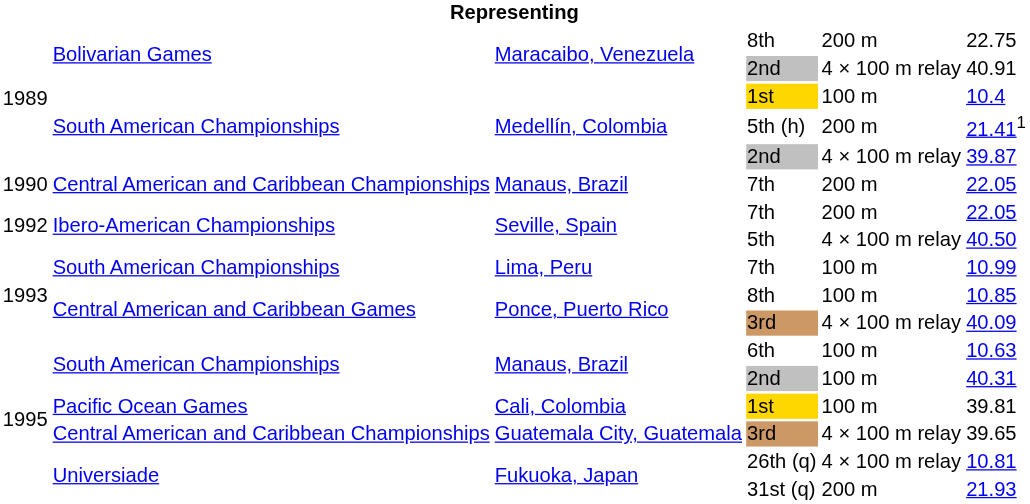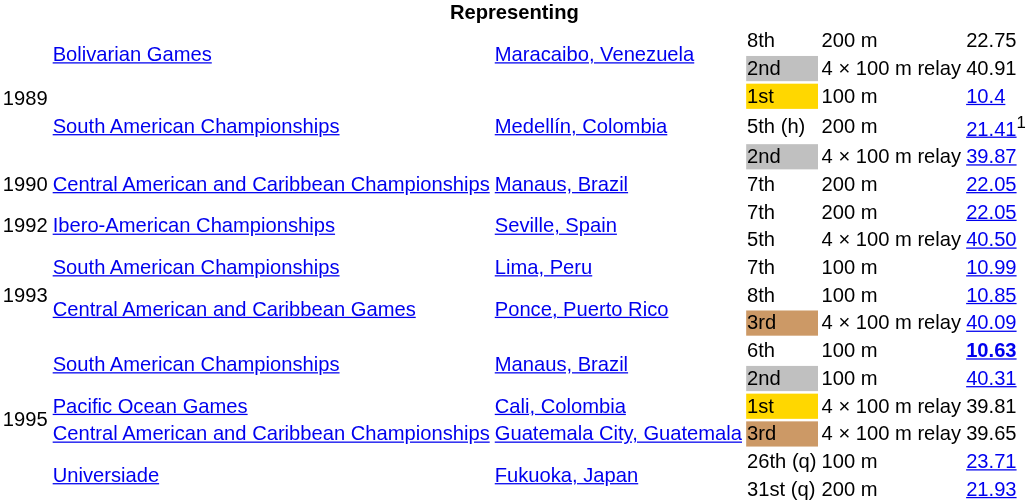(991, 351) normal -> (991, 351) bold
(850, 406) 100 m -> (891, 406) 4 × 100 m relay
(891, 461) 4 × 100 m relay -> (850, 461) 100 m
(991, 461) 10.81 -> (991, 461) 23.71
